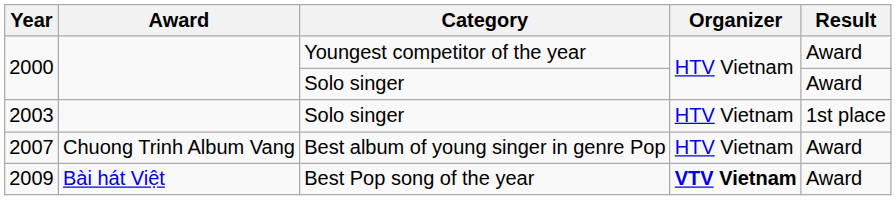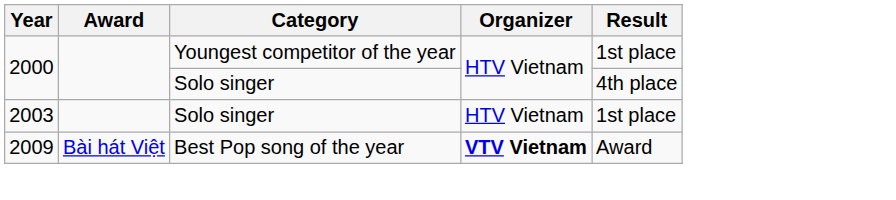(834, 52) Award -> (636, 52) 1st place
(834, 83) Award -> (637, 83) 4th place
- row: (31, 147)
